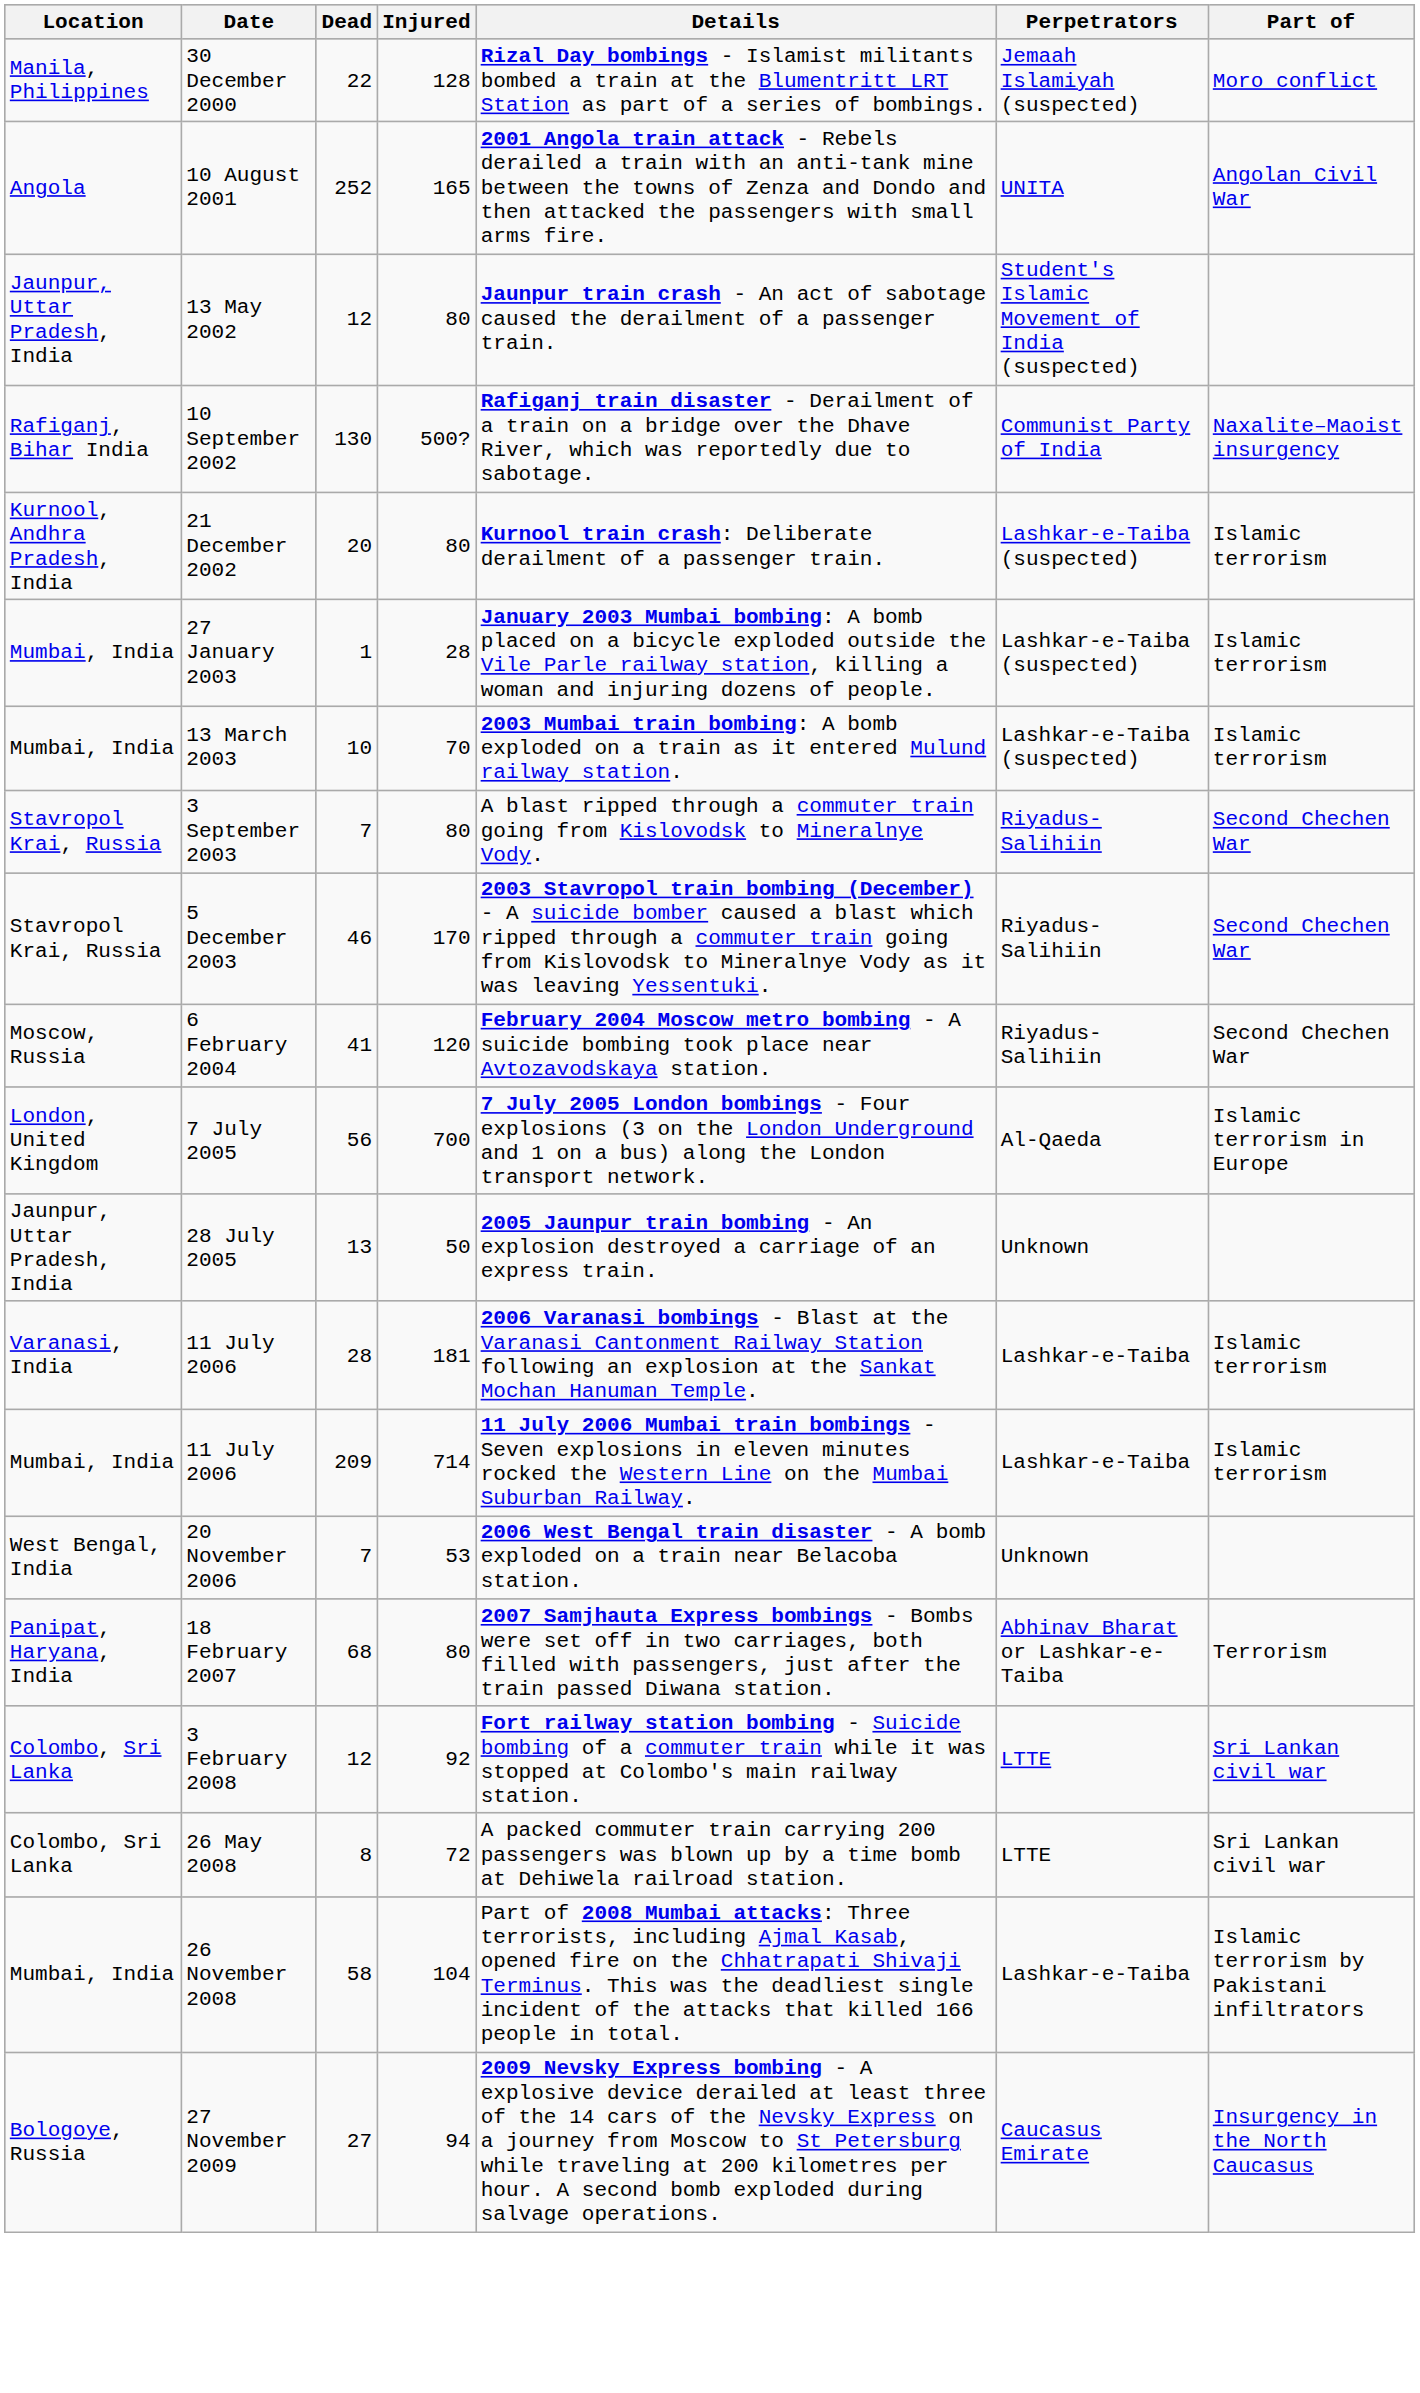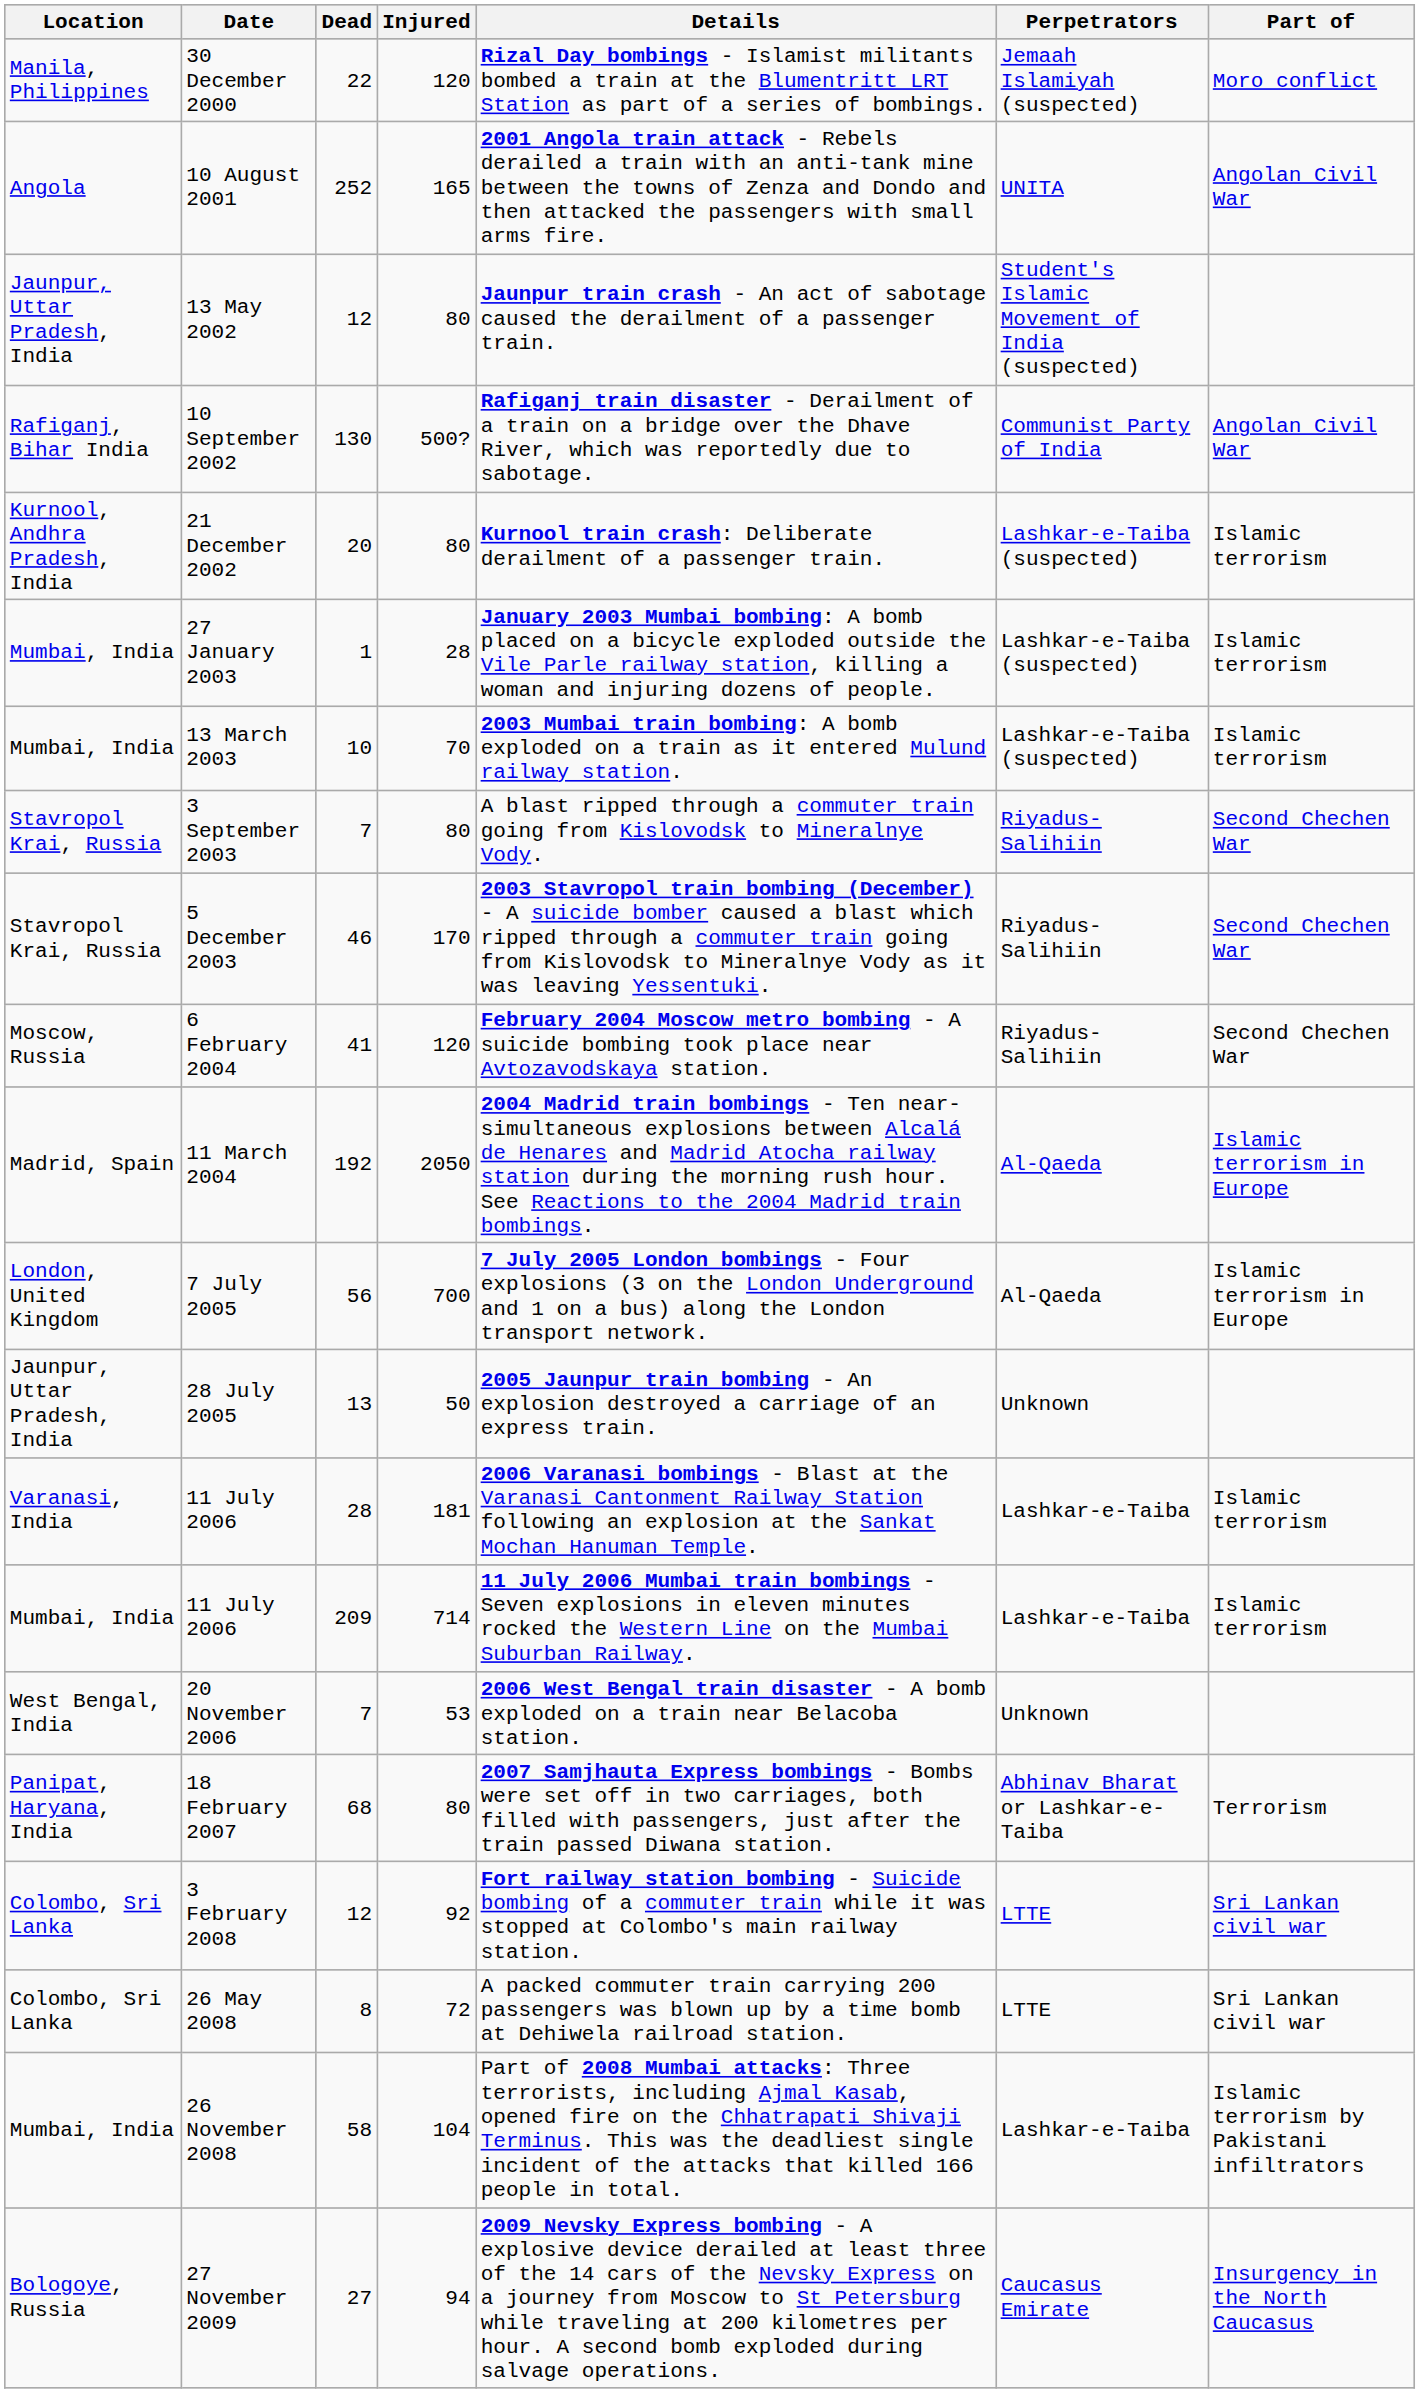(452, 81) 128 -> (452, 81) 120
(1308, 439) Naxalite–Maoist insurgency -> (1295, 439) Angolan Civil War
+ row: (237, 1165)
